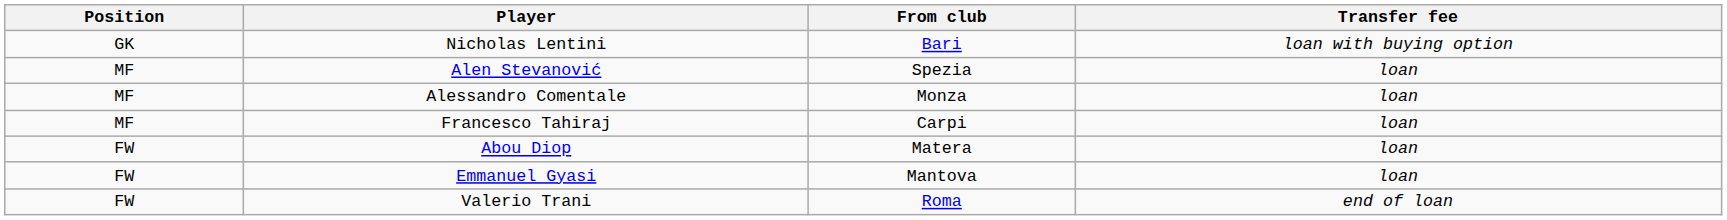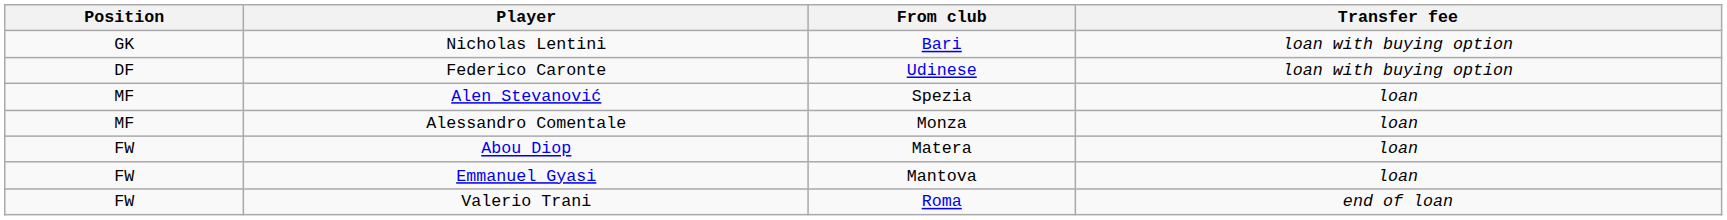+ row: (526, 71)
- row: (526, 123)
